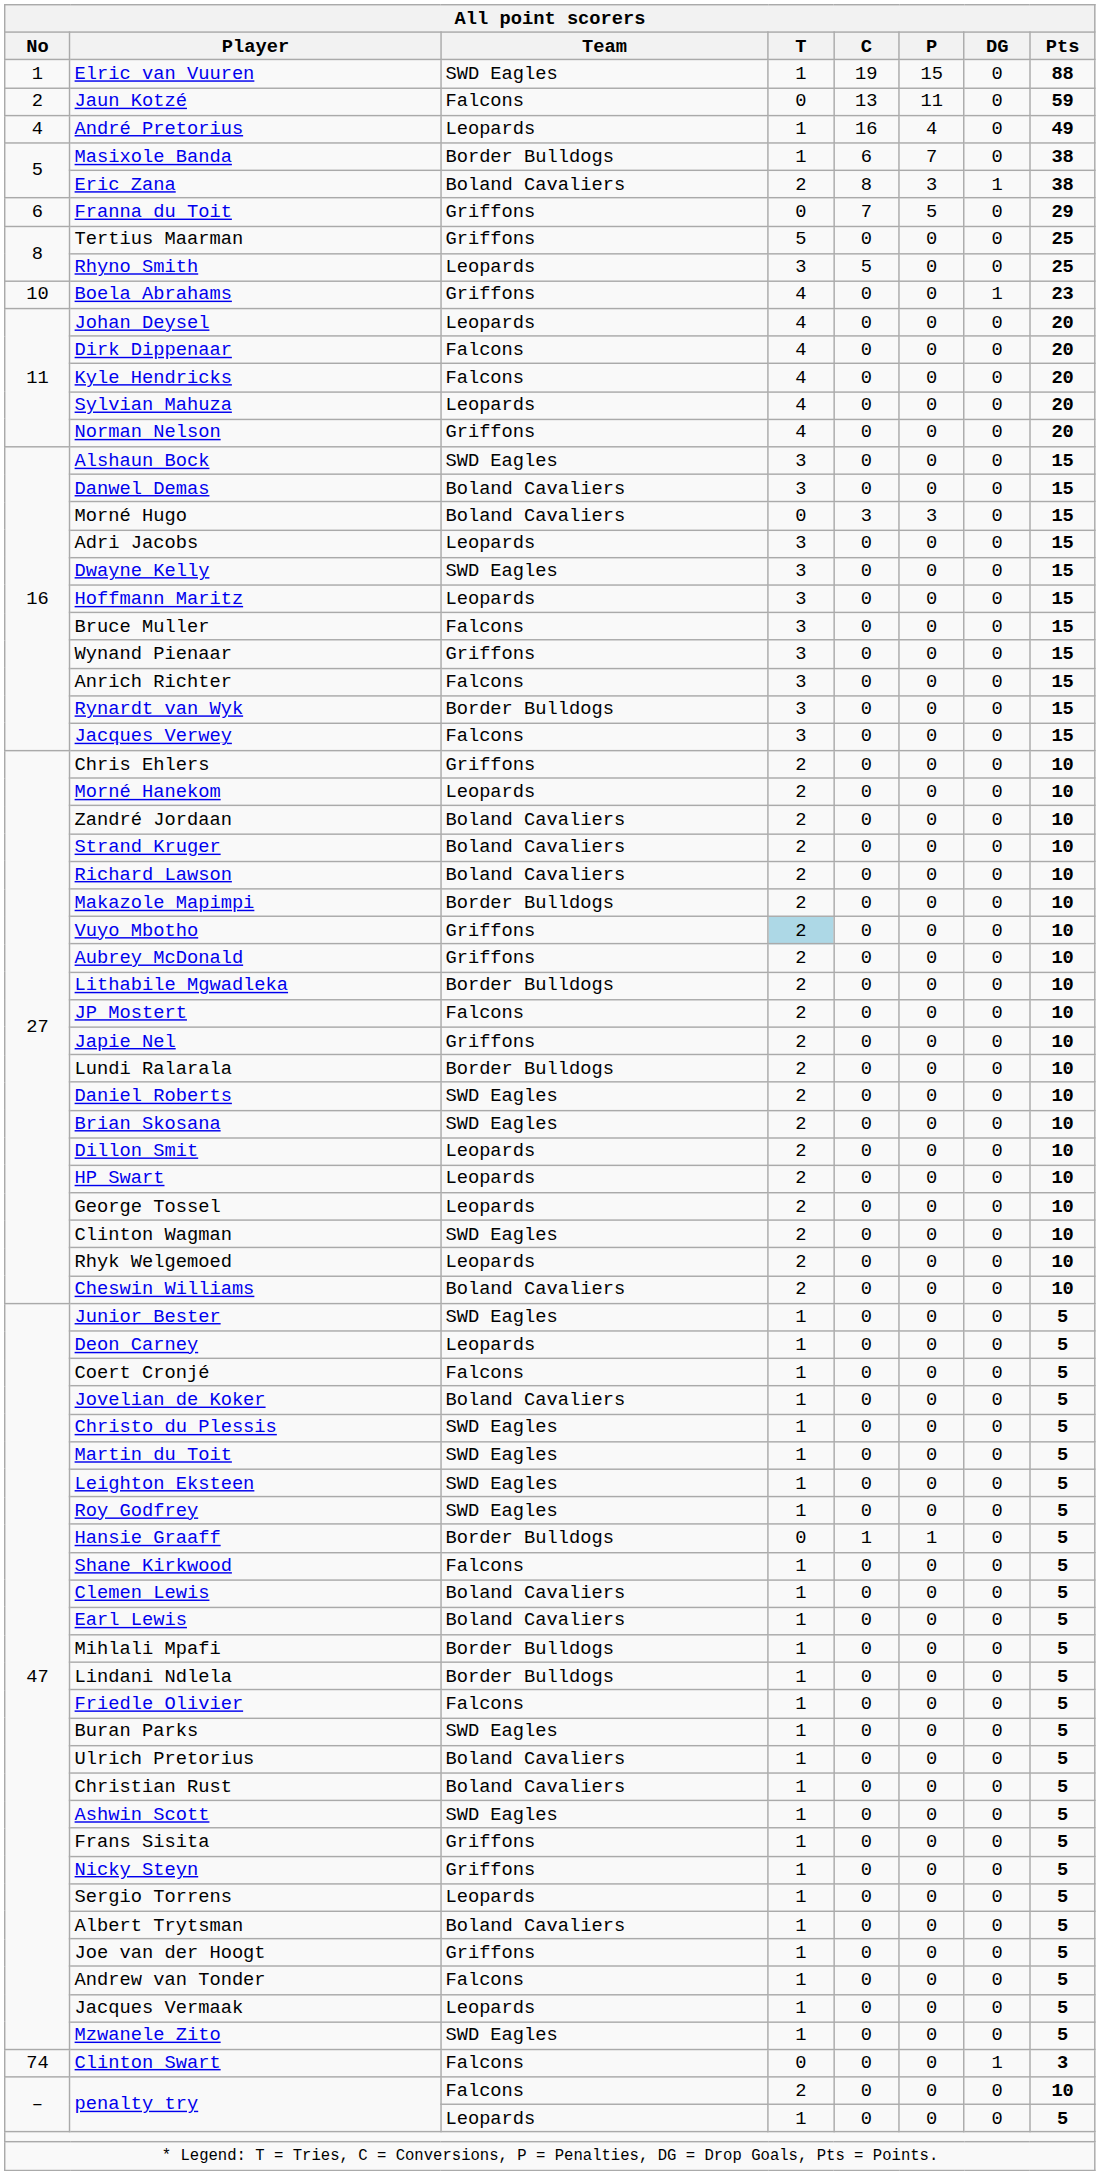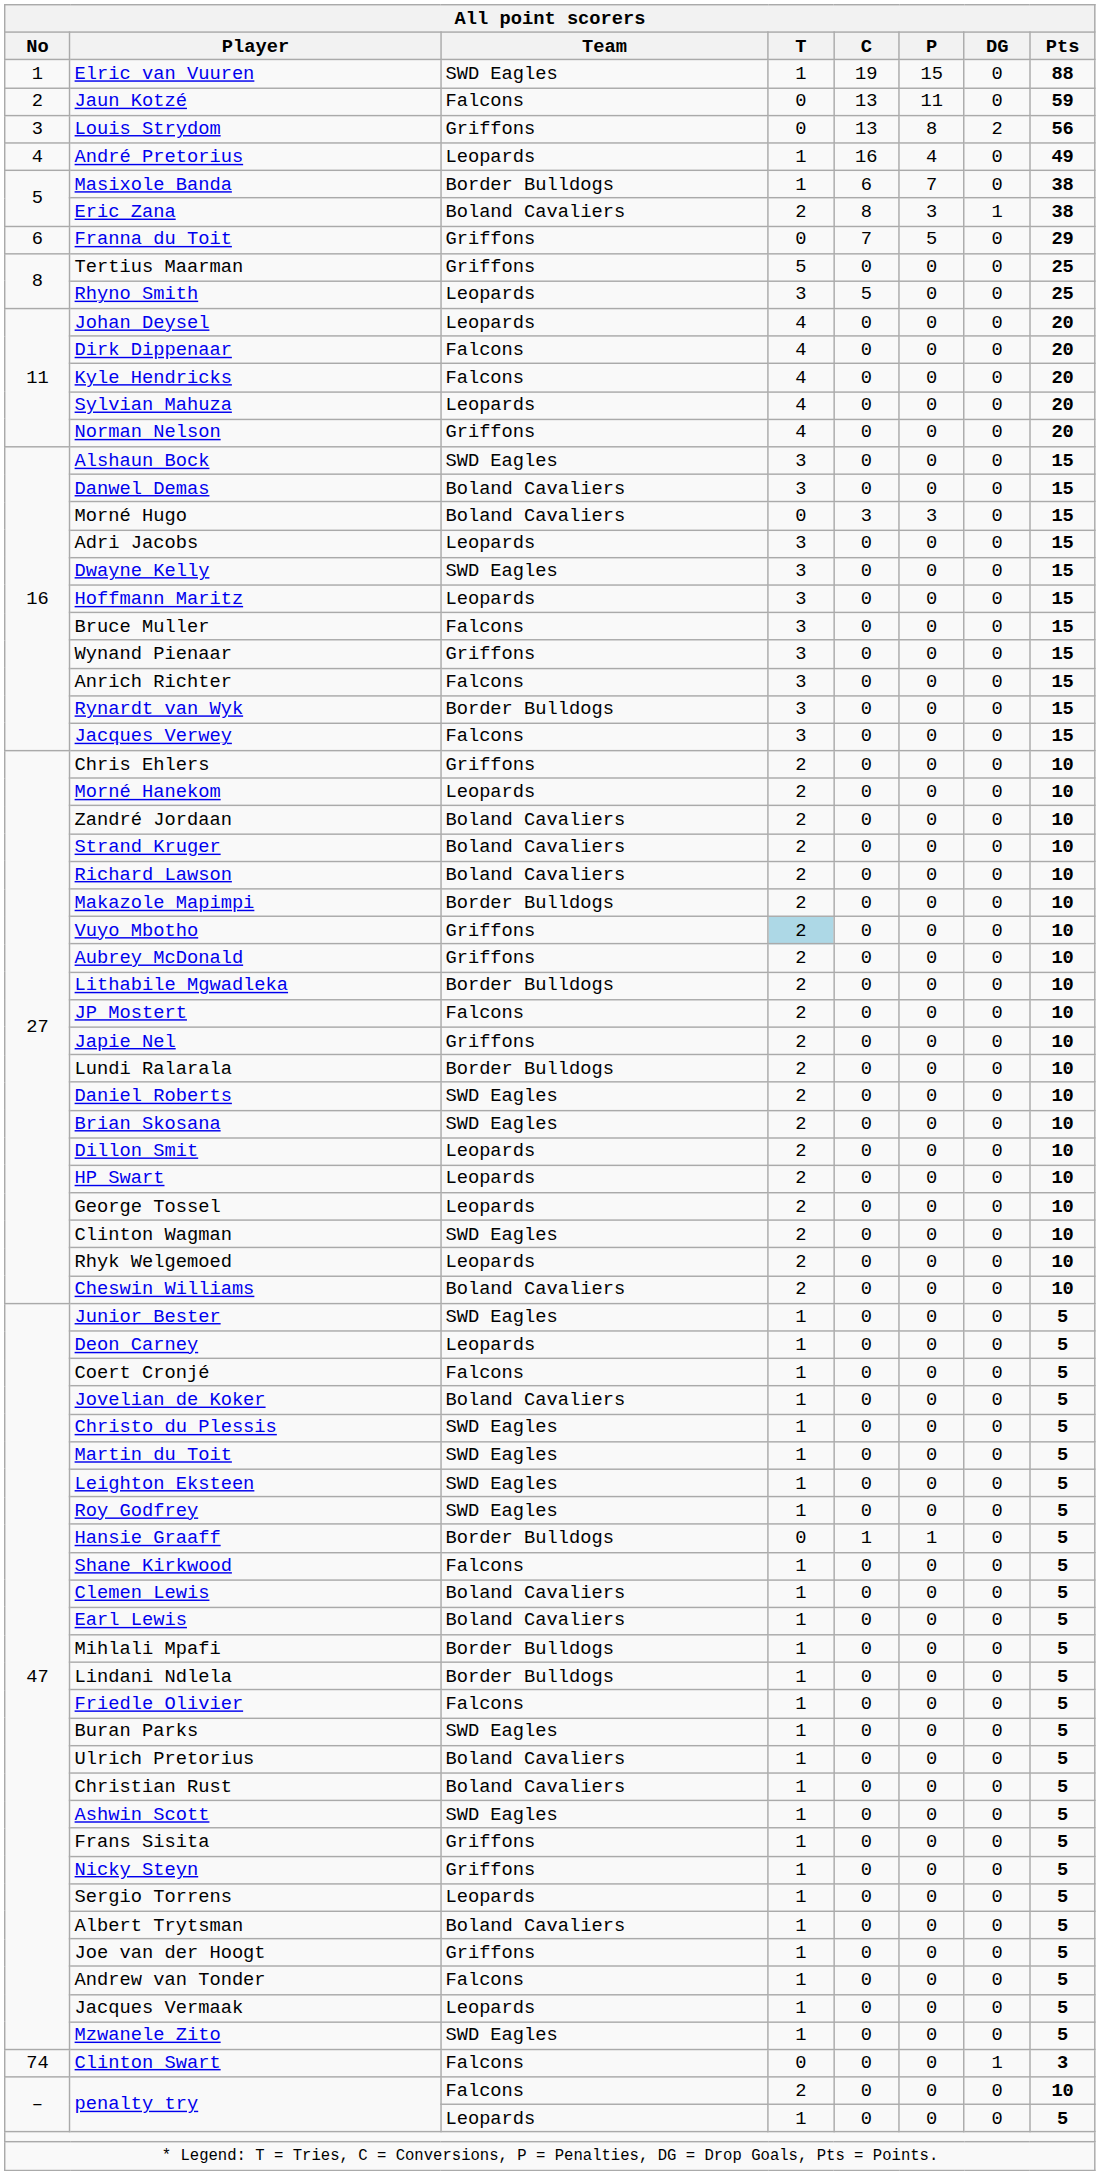+ row: (148, 129)
- row: (153, 295)
